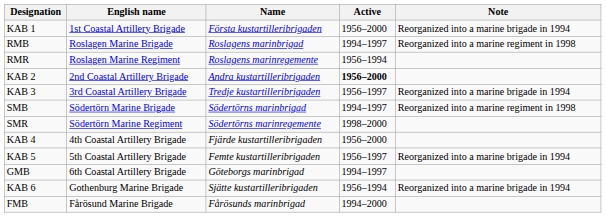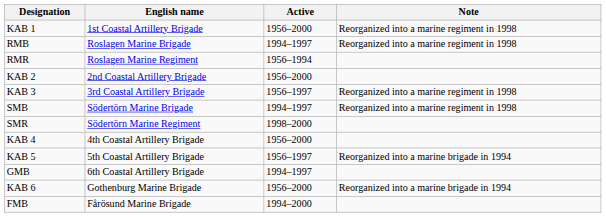- column: (273, 12)
(484, 28) Reorganized into a marine brigade in 1994 -> (428, 28) Reorganized into a marine regiment in 1998
(364, 76) bold -> (289, 76) normal
(484, 92) Reorganized into a marine brigade in 1994 -> (428, 92) Reorganized into a marine regiment in 1998
(364, 188) 1956–1994 -> (289, 188) 1956–2000
